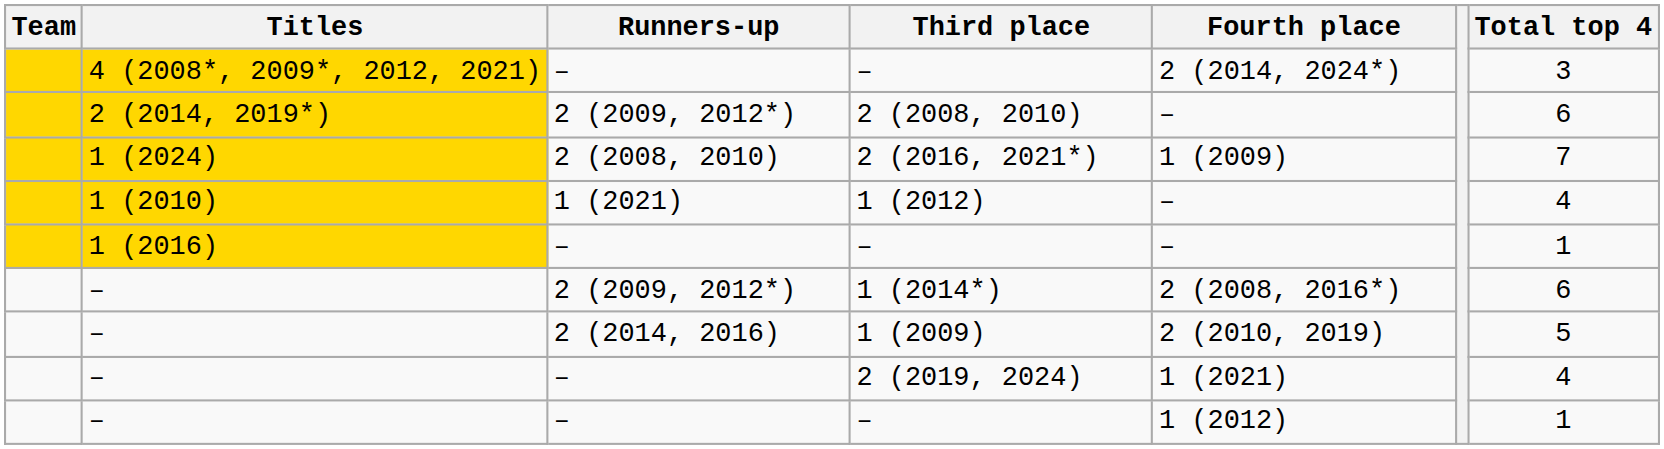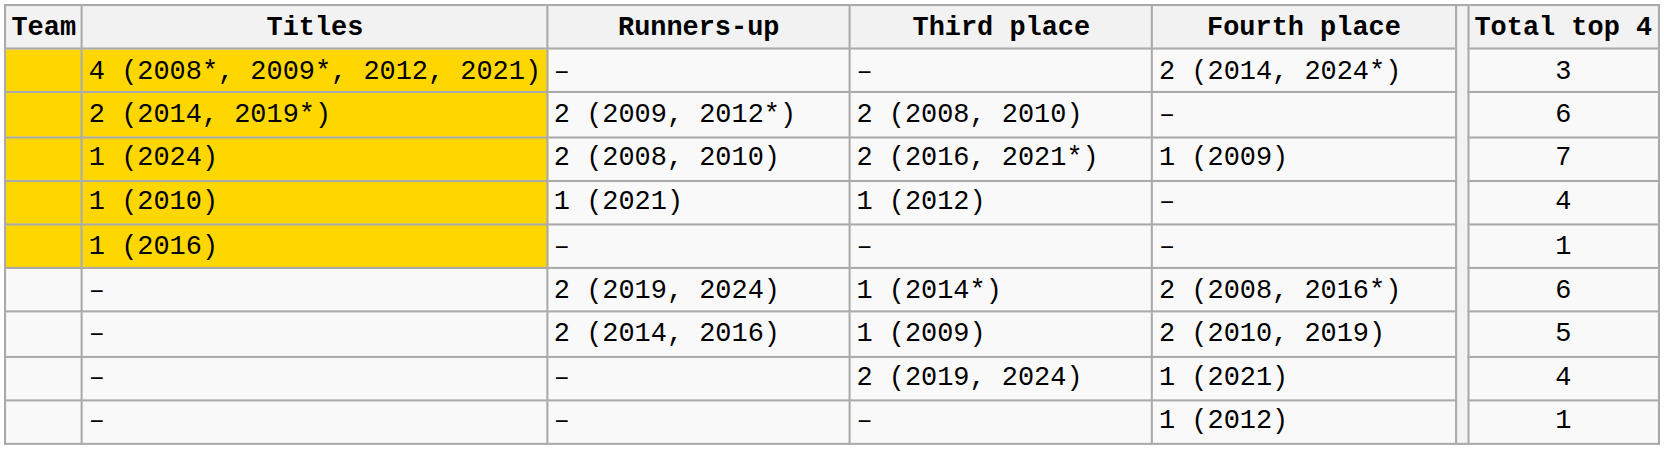(675, 290) 2 (2009, 2012*) -> (667, 290) 2 (2019, 2024)
